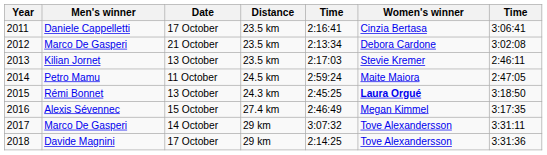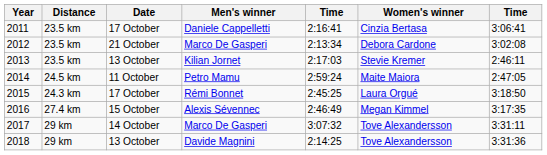columns swapped: (273, 13) <-> (103, 13)
(193, 94) 13 October -> (134, 94) 17 October
(391, 94) bold -> (389, 94) normal
(193, 142) 17 October -> (134, 142) 13 October
